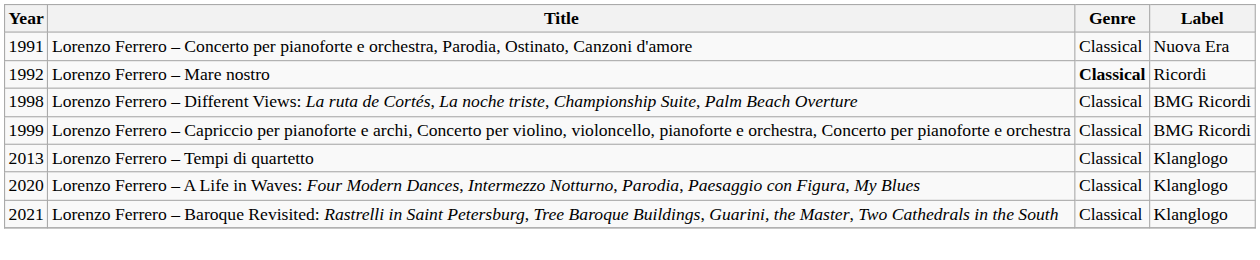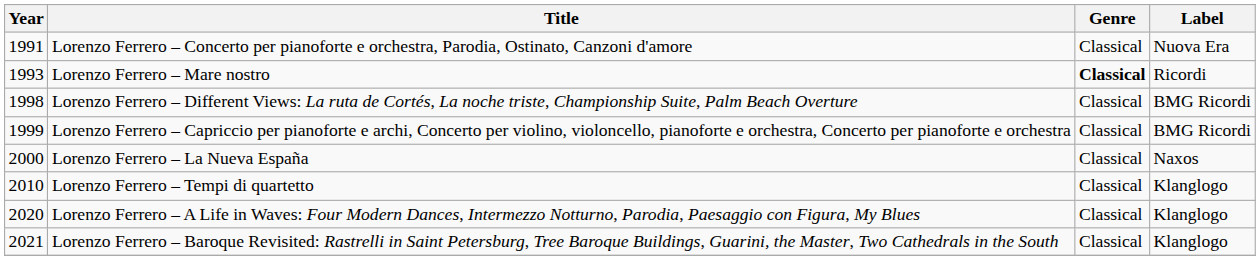(26, 74) 1992 -> (26, 74) 1993
+ row: (180, 158)
(26, 158) 2013 -> (26, 185) 2010
